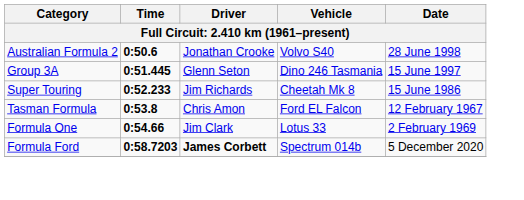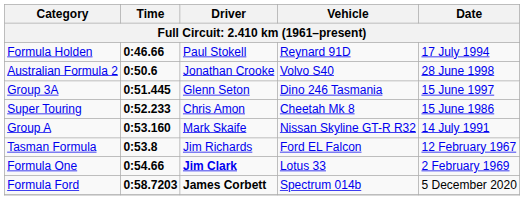+ row: (50, 52)
(218, 90) Jim Richards -> (214, 109) Chris Amon
+ row: (29, 128)
(214, 109) Chris Amon -> (218, 147) Jim Richards
(208, 128) normal -> (210, 166) bold
